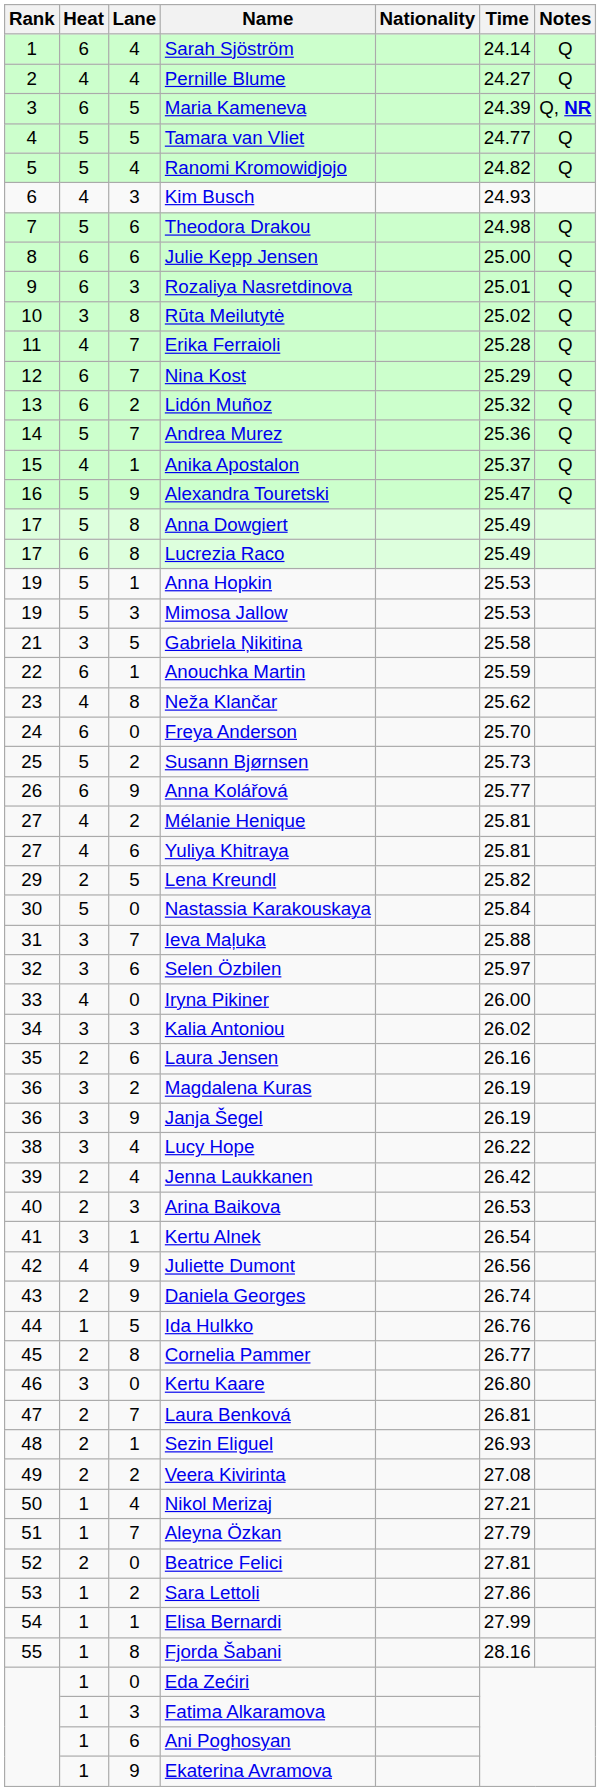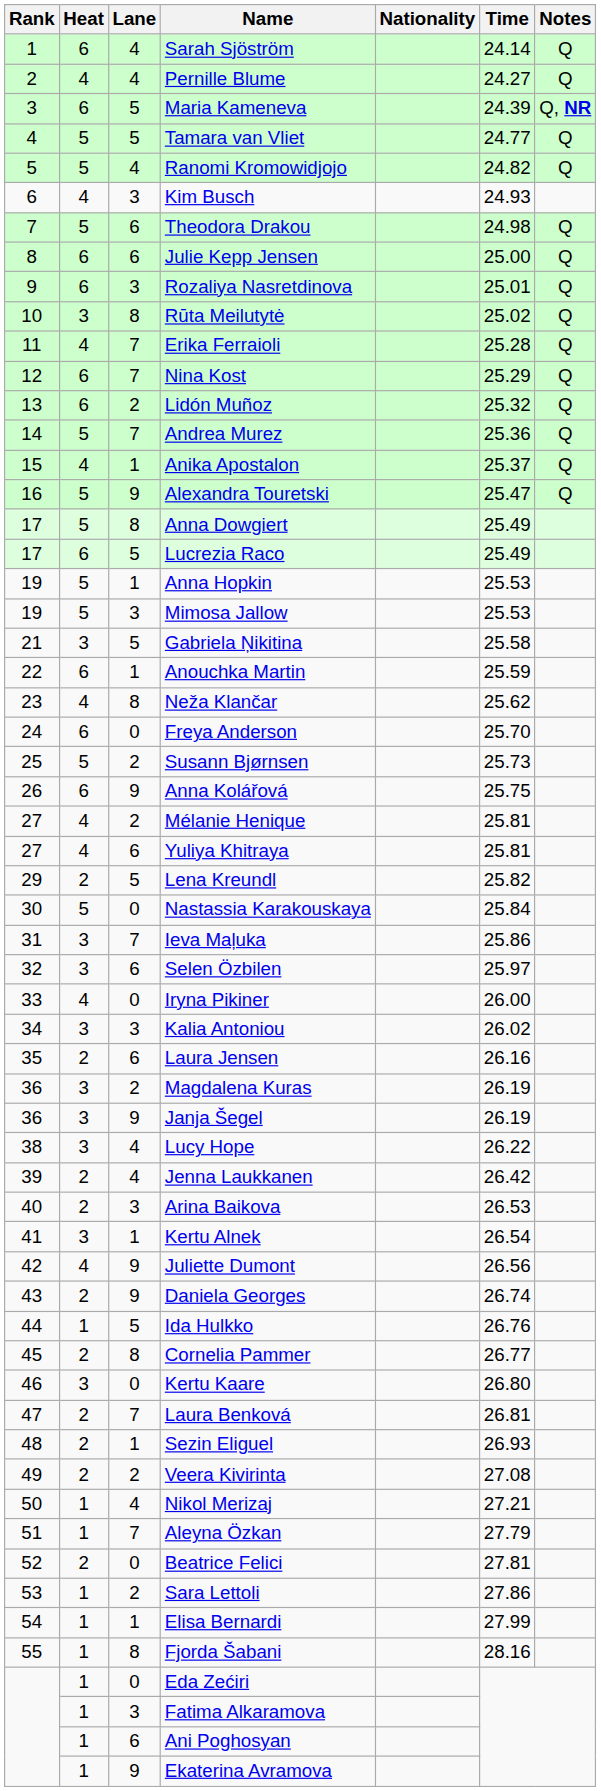(134, 553) 8 -> (134, 553) 5
(507, 791) 25.77 -> (507, 791) 25.75
(507, 939) 25.88 -> (507, 939) 25.86
